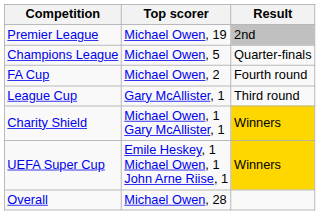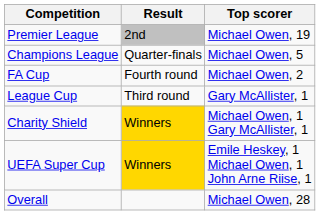columns swapped: (273, 14) <-> (176, 14)
